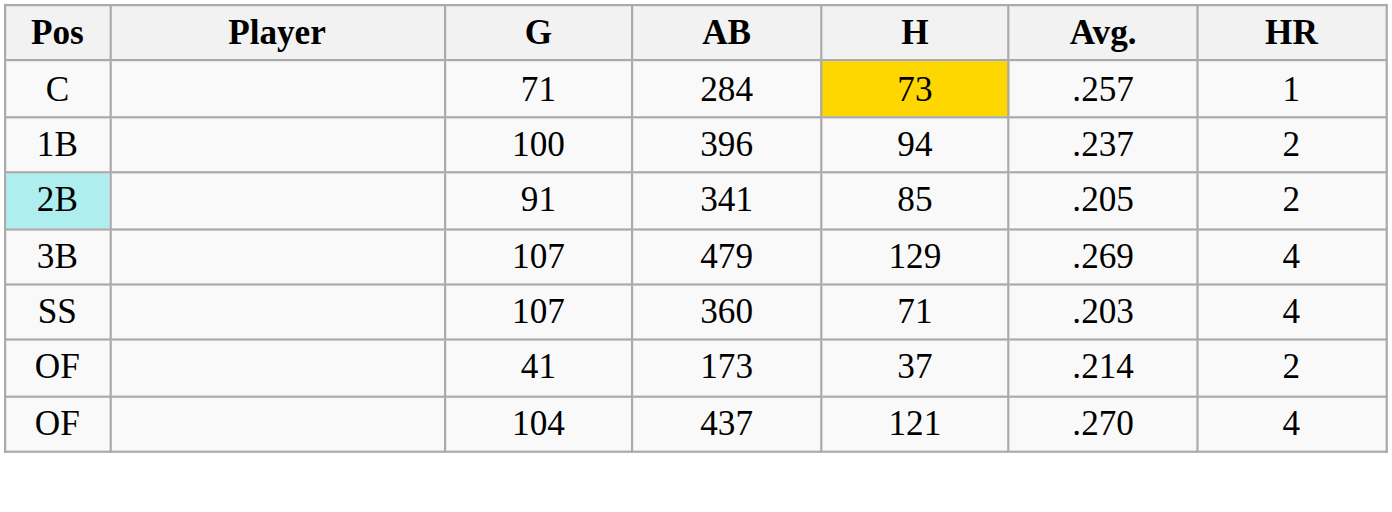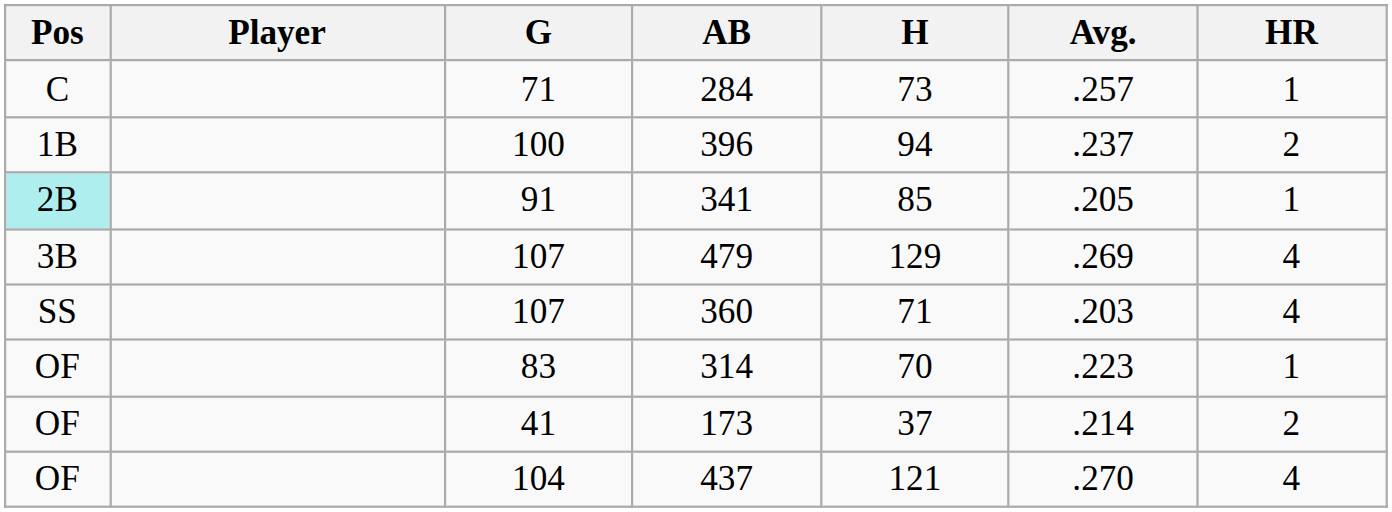(915, 88) gold background -> (915, 88) no background
(1291, 199) 2 -> (1291, 199) 1
+ row: (727, 367)
